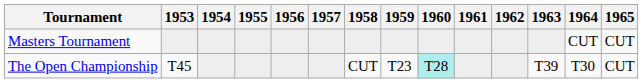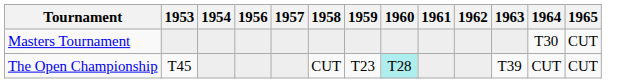- column: (253, 16)
(583, 41) CUT -> (546, 41) T30
(583, 66) T30 -> (546, 66) CUT
